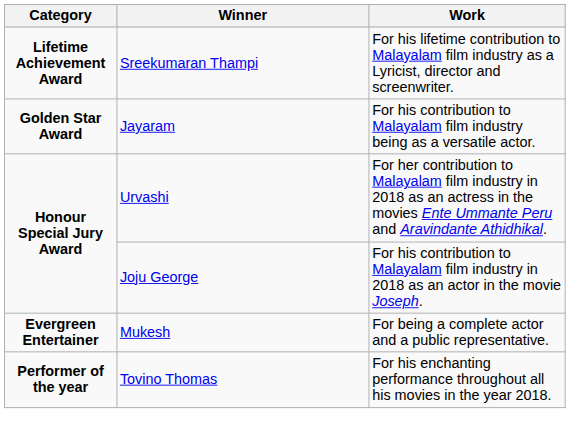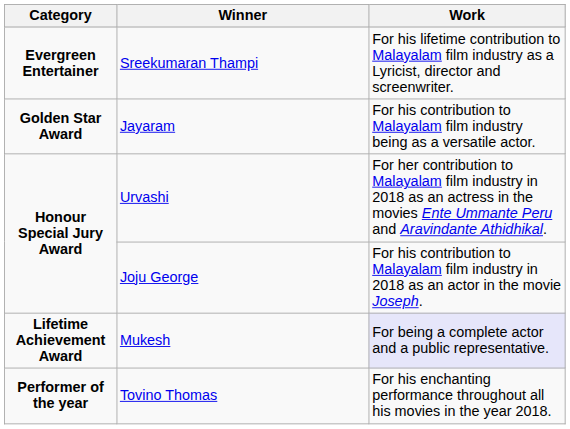(61, 63) Lifetime Achievement Award -> (61, 63) Evergreen Entertainer
(61, 332) Evergreen Entertainer -> (61, 340) Lifetime Achievement Award
(461, 332) no background -> (461, 340) lavender background
